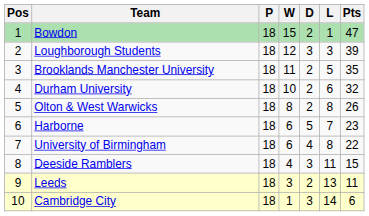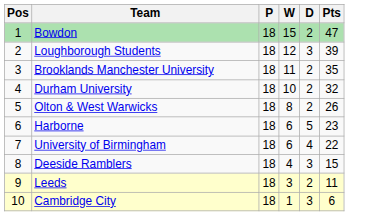- column: (330, 13)
